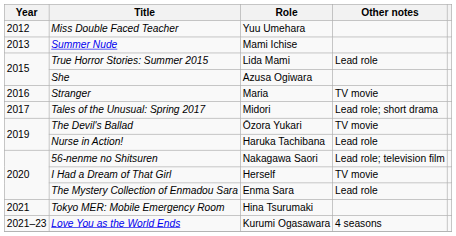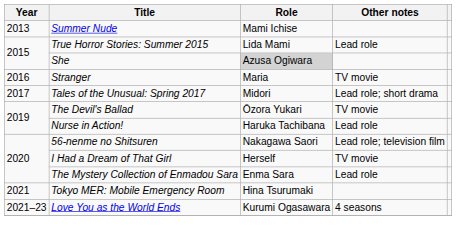- row: (115, 28)
(277, 77) no background -> (277, 61) lightgrey background
